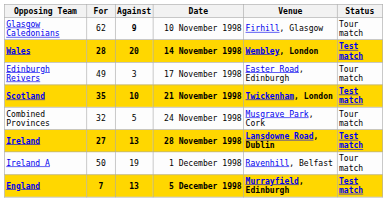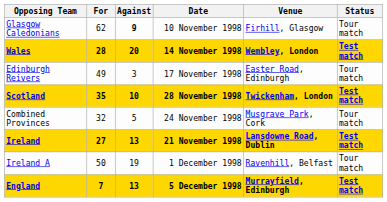(203, 96) 21 November 1998 -> (203, 96) 28 November 1998
(203, 141) 28 November 1998 -> (203, 141) 21 November 1998
